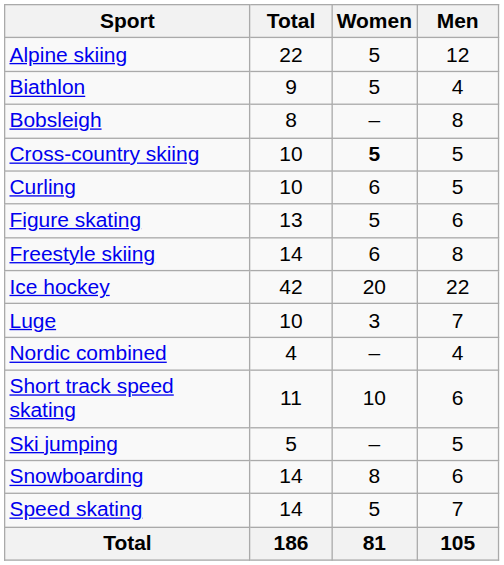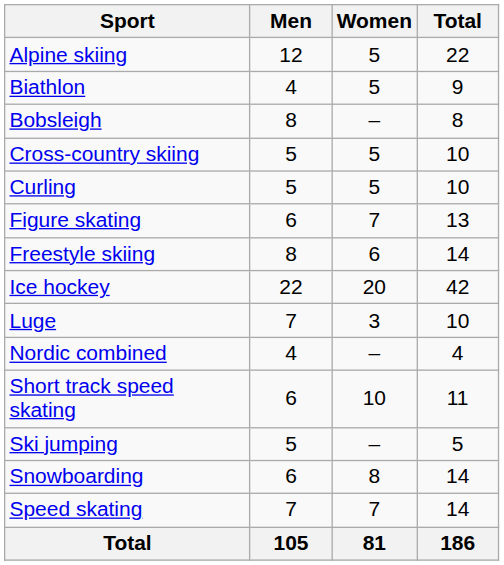columns swapped: (458, 21) <-> (291, 21)
(374, 154) bold -> (374, 154) normal
(374, 187) 6 -> (374, 187) 5
(374, 220) 5 -> (374, 220) 7
(374, 510) 5 -> (374, 510) 7
